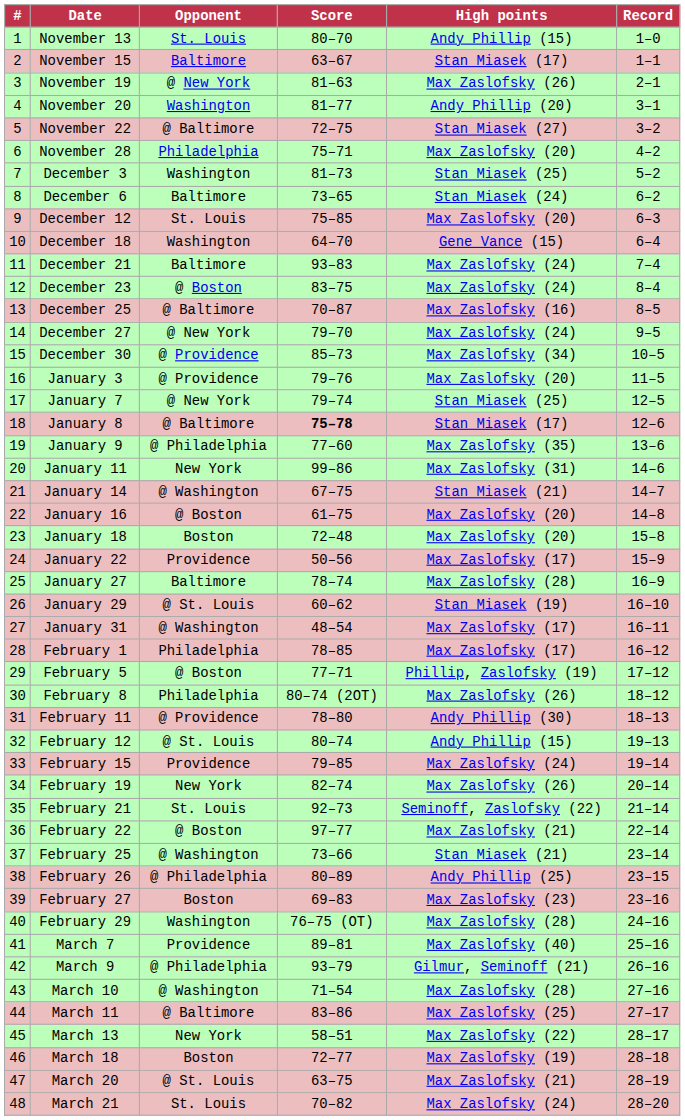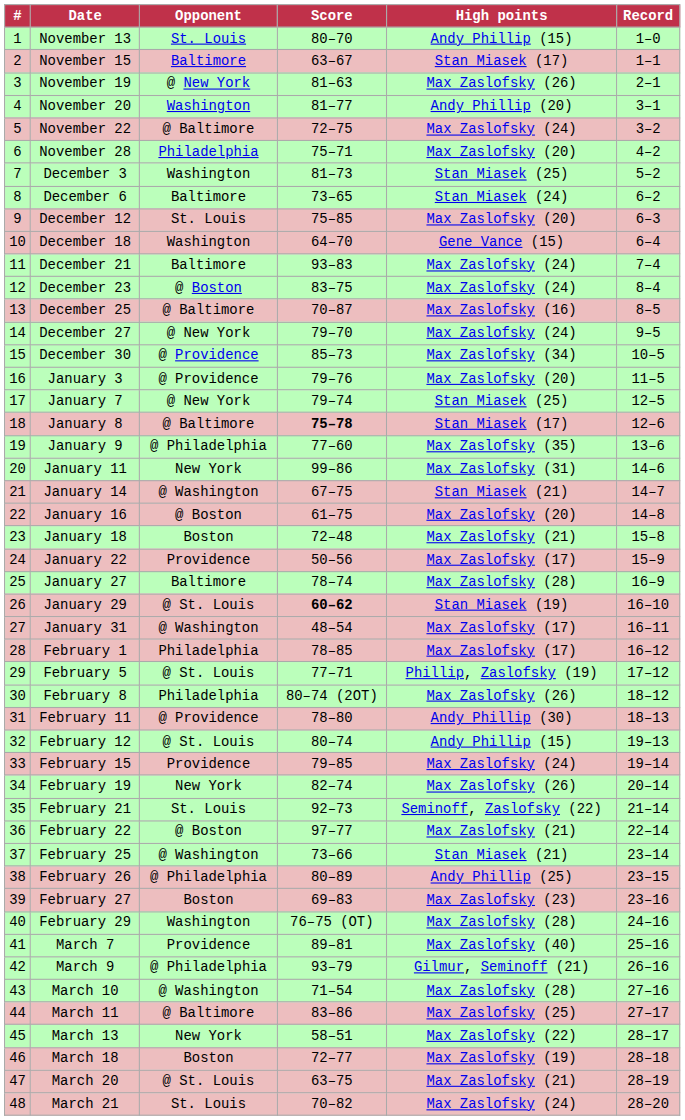(502, 129) Stan Miasek (27) -> (502, 129) Max Zaslofsky (24)
(502, 537) Max Zaslofsky (20) -> (502, 537) Max Zaslofsky (21)
(332, 605) normal -> (332, 605) bold
(208, 673) @ Boston -> (208, 673) @ St. Louis
